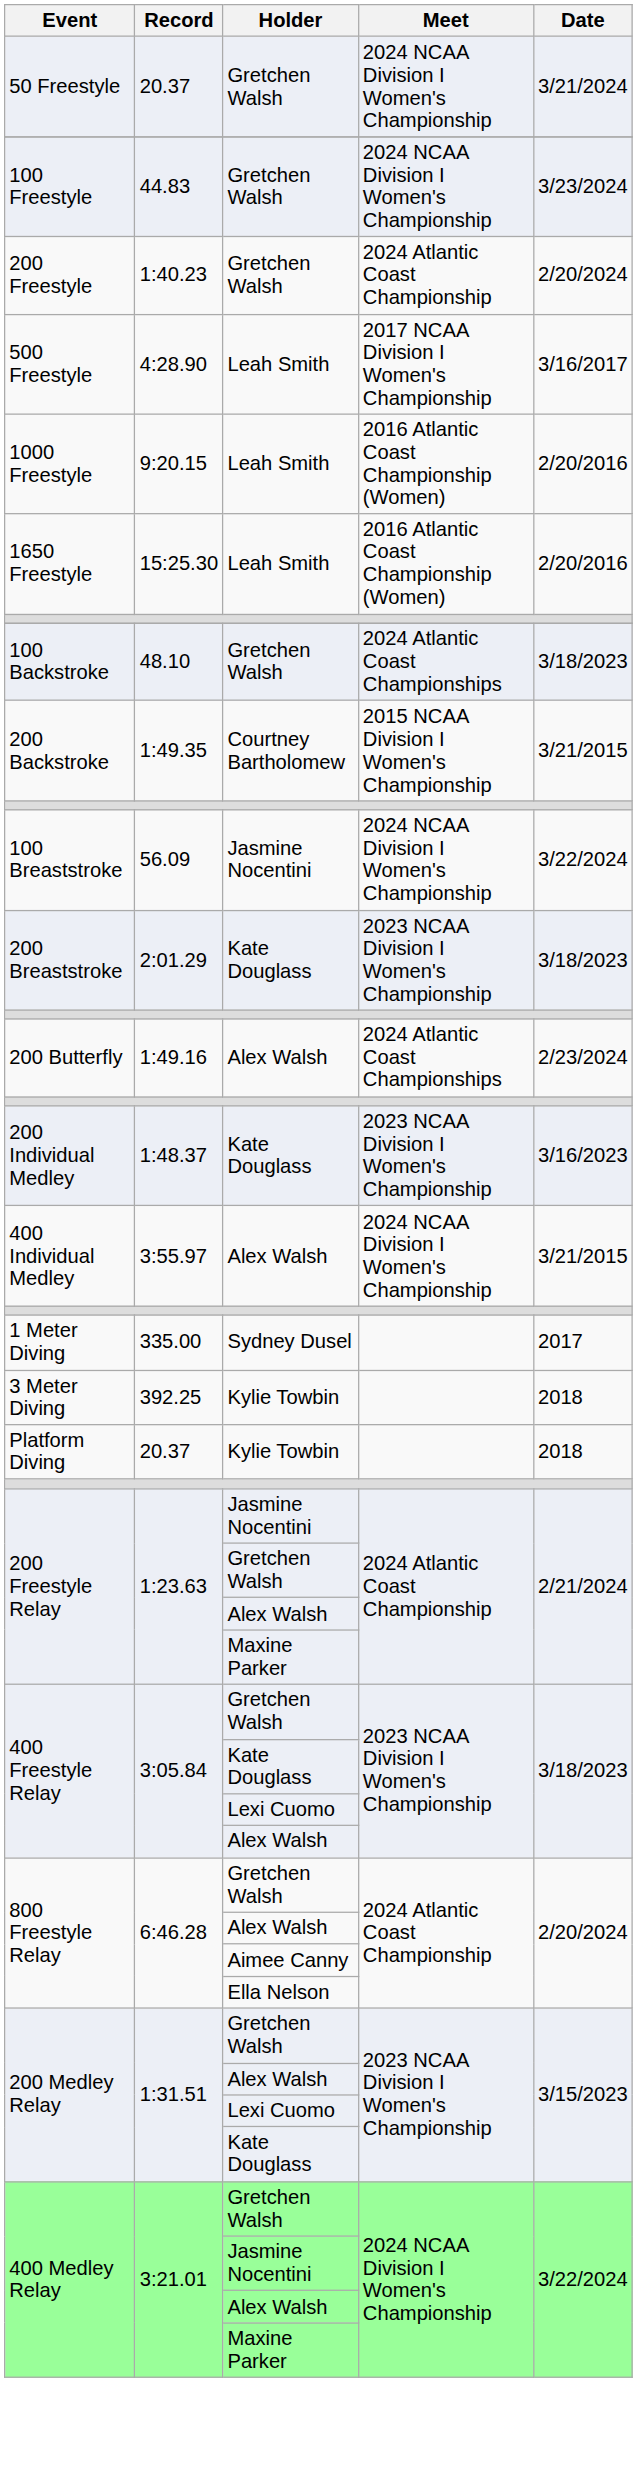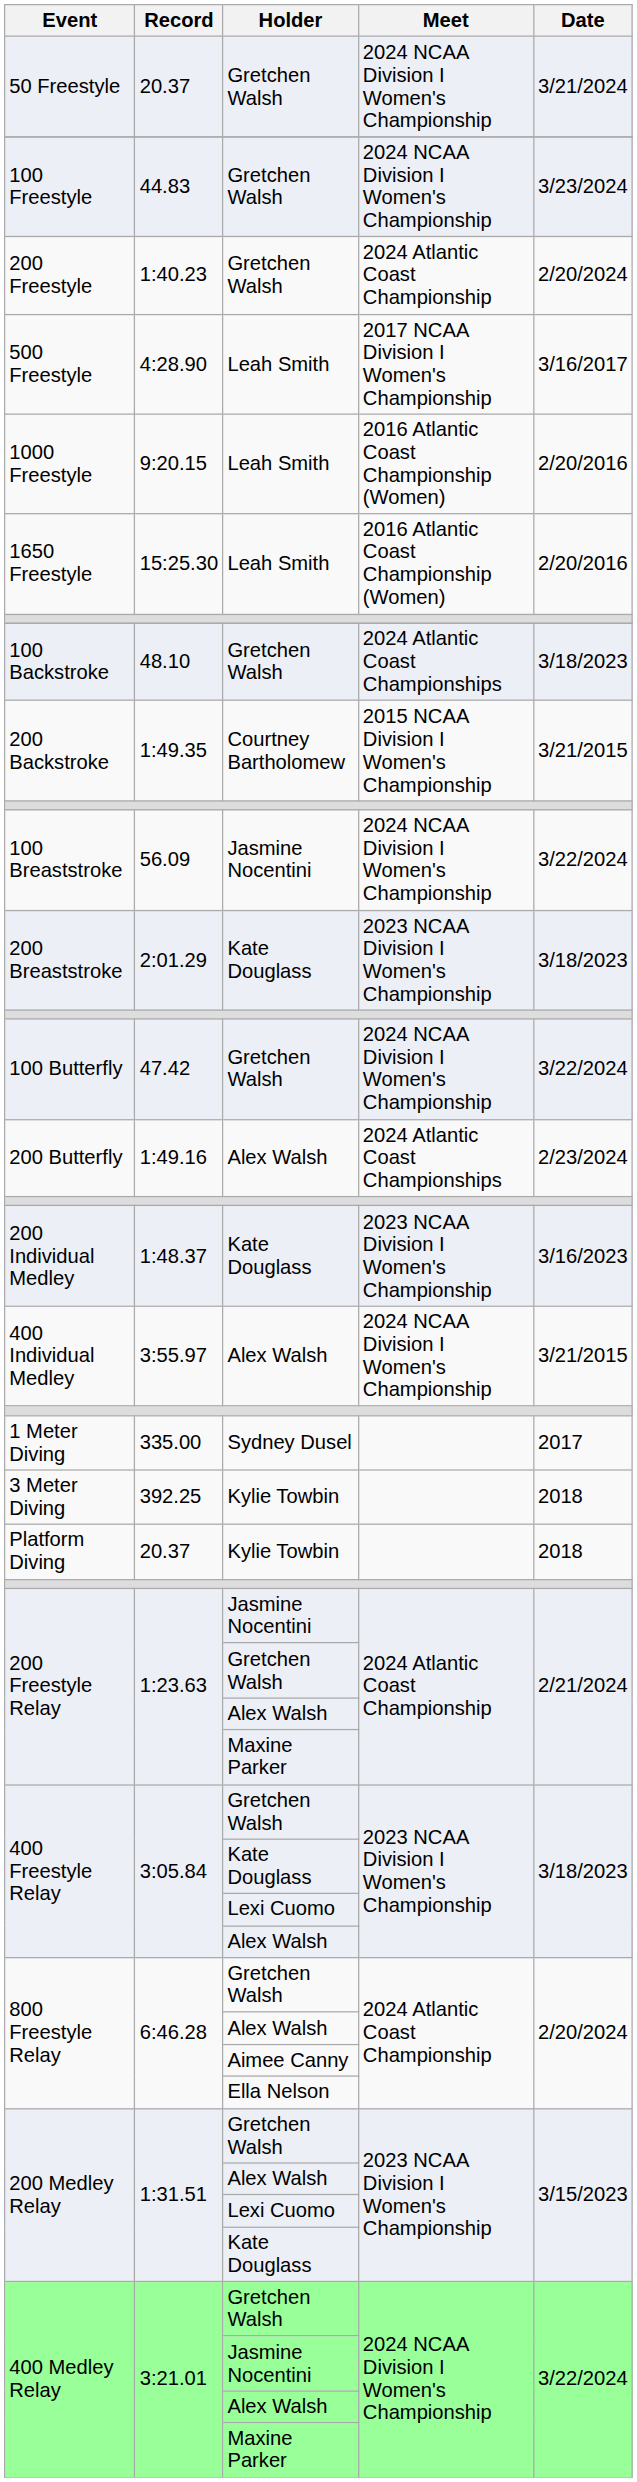+ row: (66, 1069)
